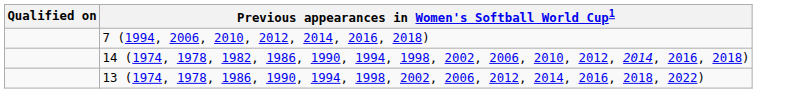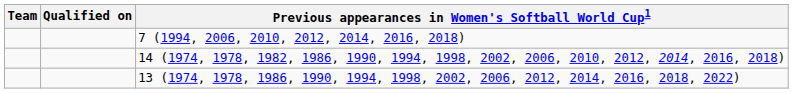+ column: (22, 16)
